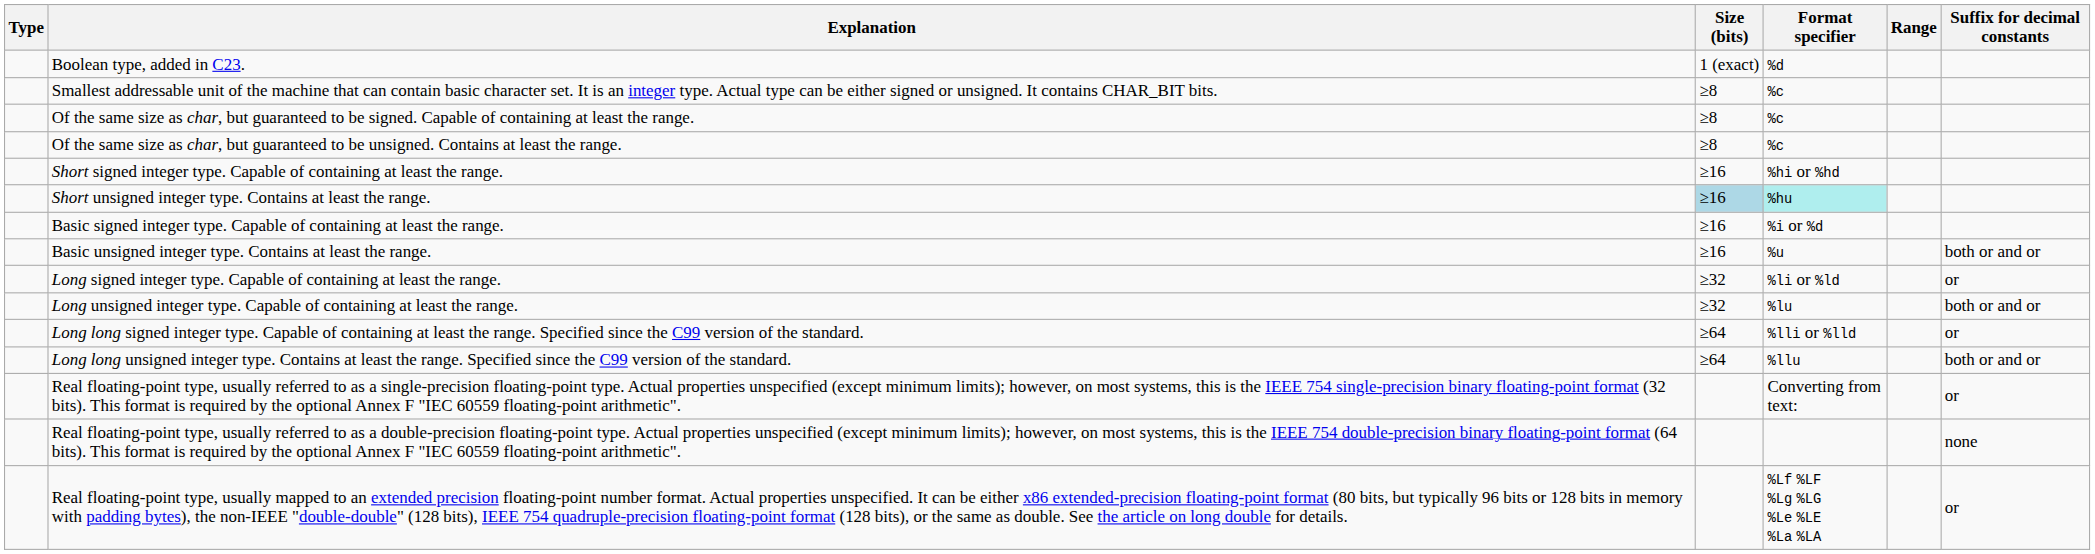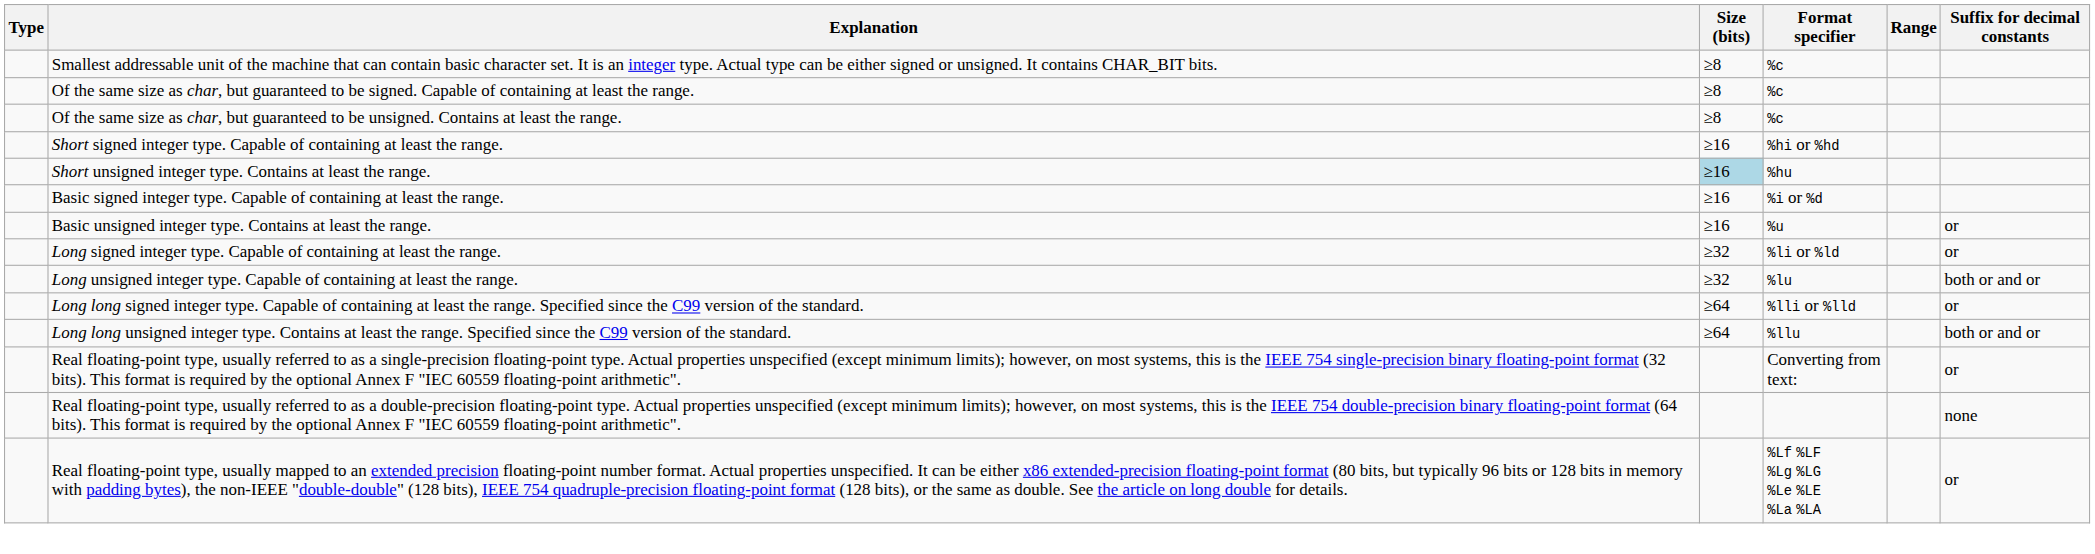- row: (148, 63)
(1780, 200) paleturquoise background -> (1780, 173) no background
(1992, 252) both or and or -> (1952, 225) or
